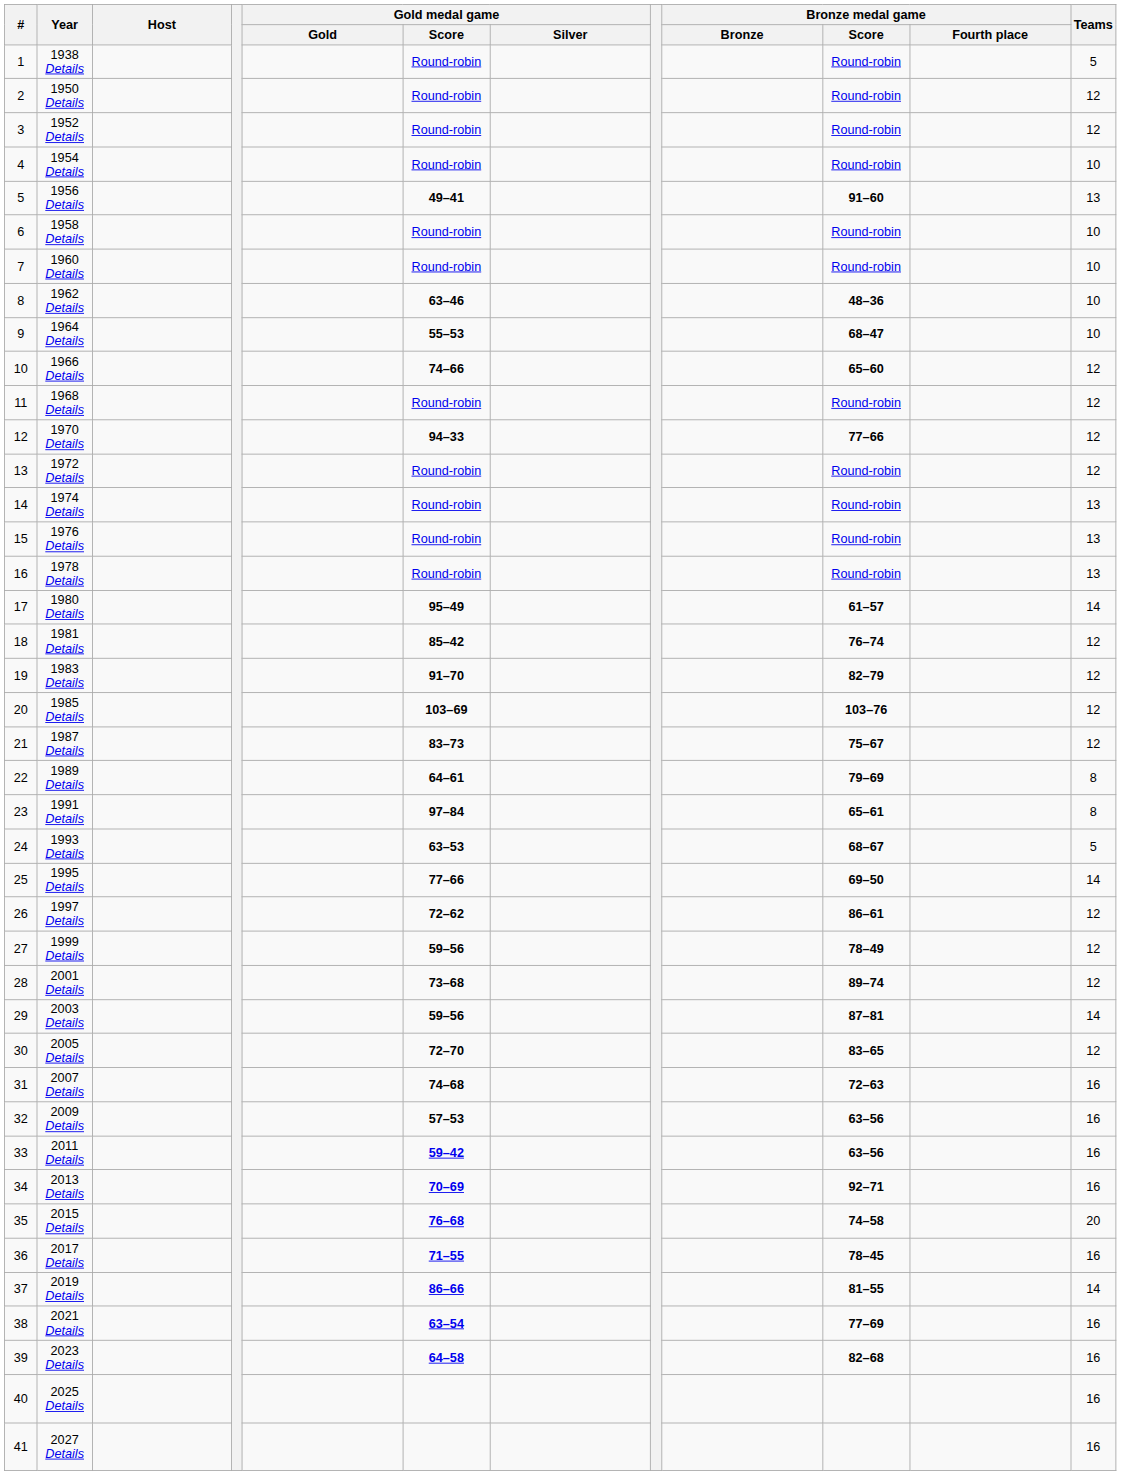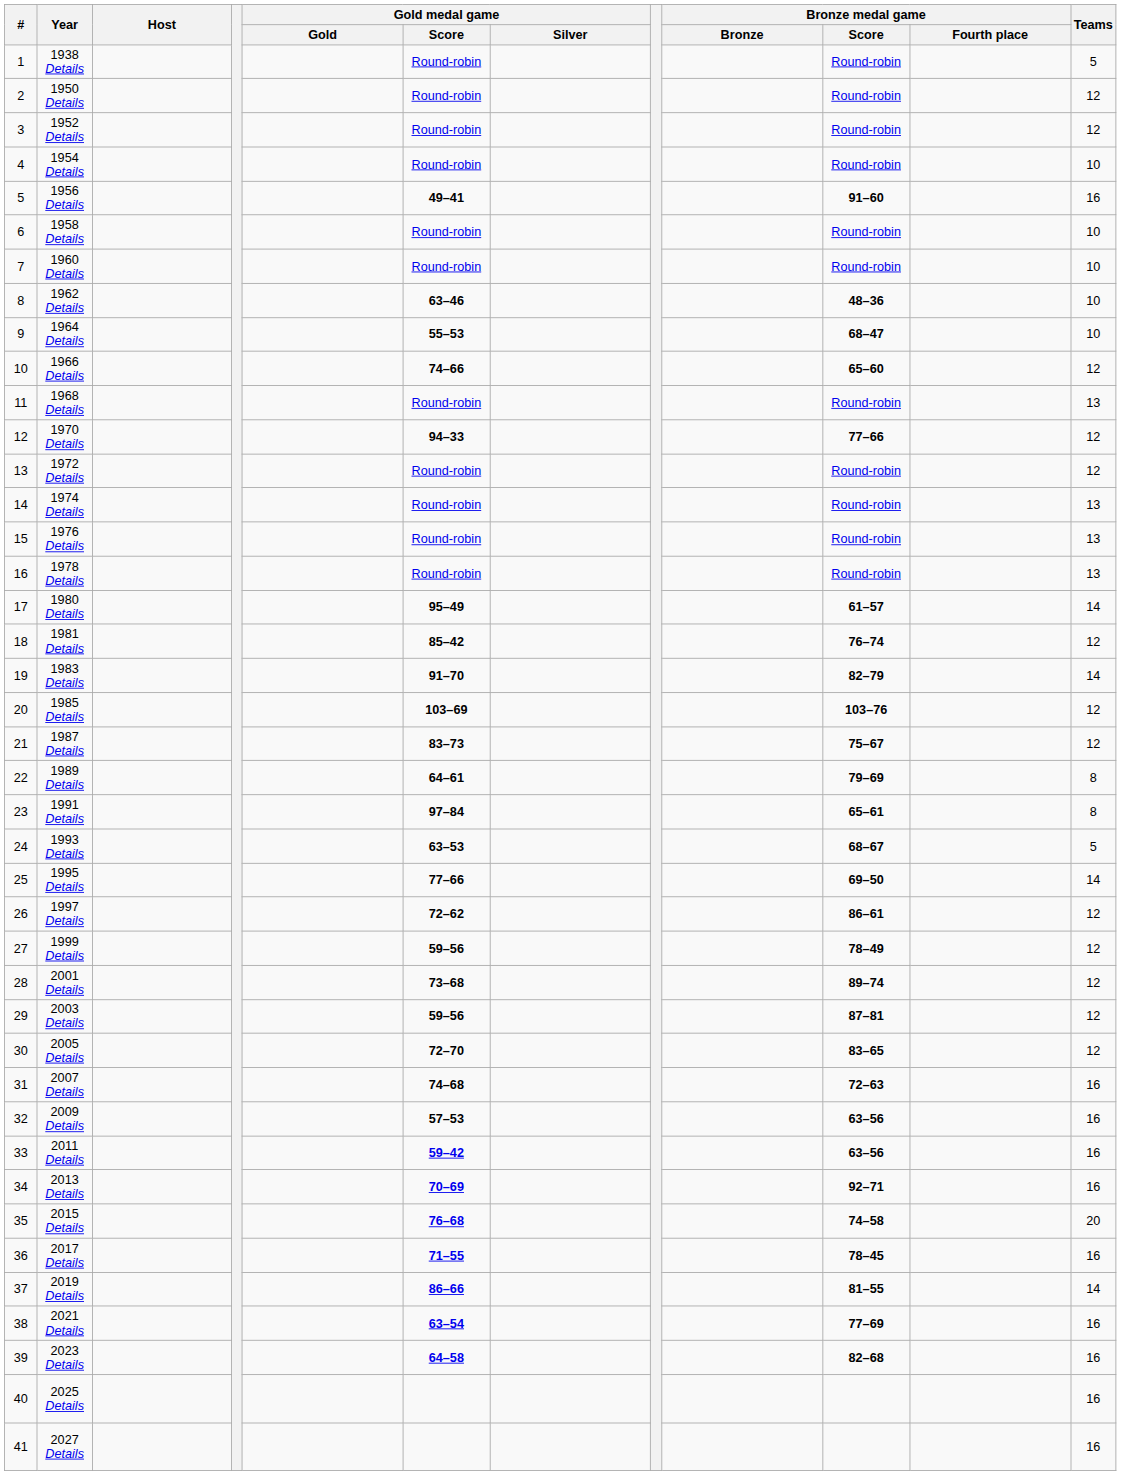(1093, 198) 13 -> (1093, 198) 16
(1093, 403) 12 -> (1093, 403) 13
(1093, 676) 12 -> (1093, 676) 14
(1093, 1017) 14 -> (1093, 1017) 12
